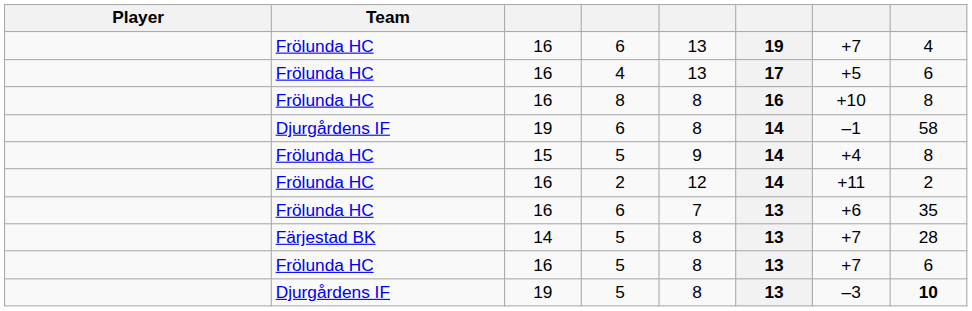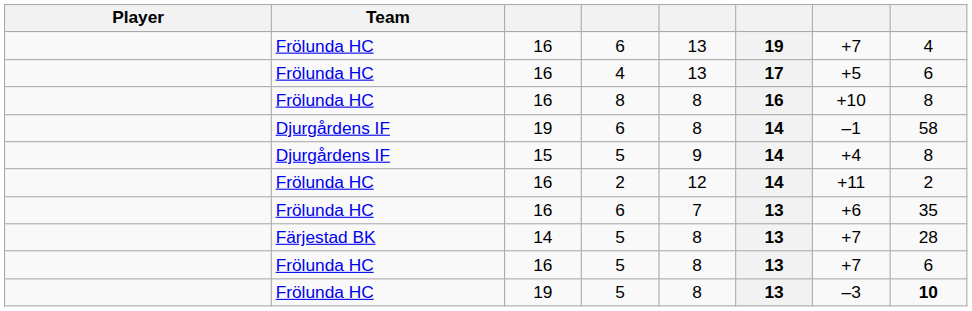(325, 155) Frölunda HC -> (333, 155) Djurgårdens IF
(333, 292) Djurgårdens IF -> (325, 292) Frölunda HC
